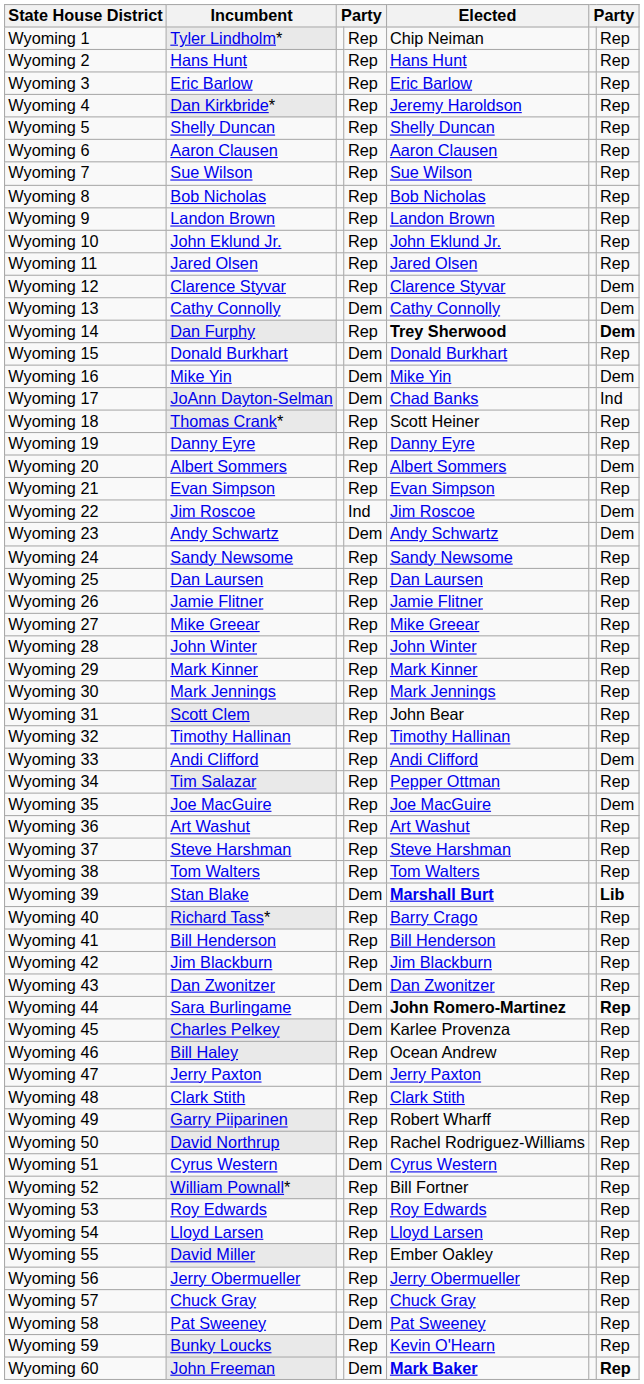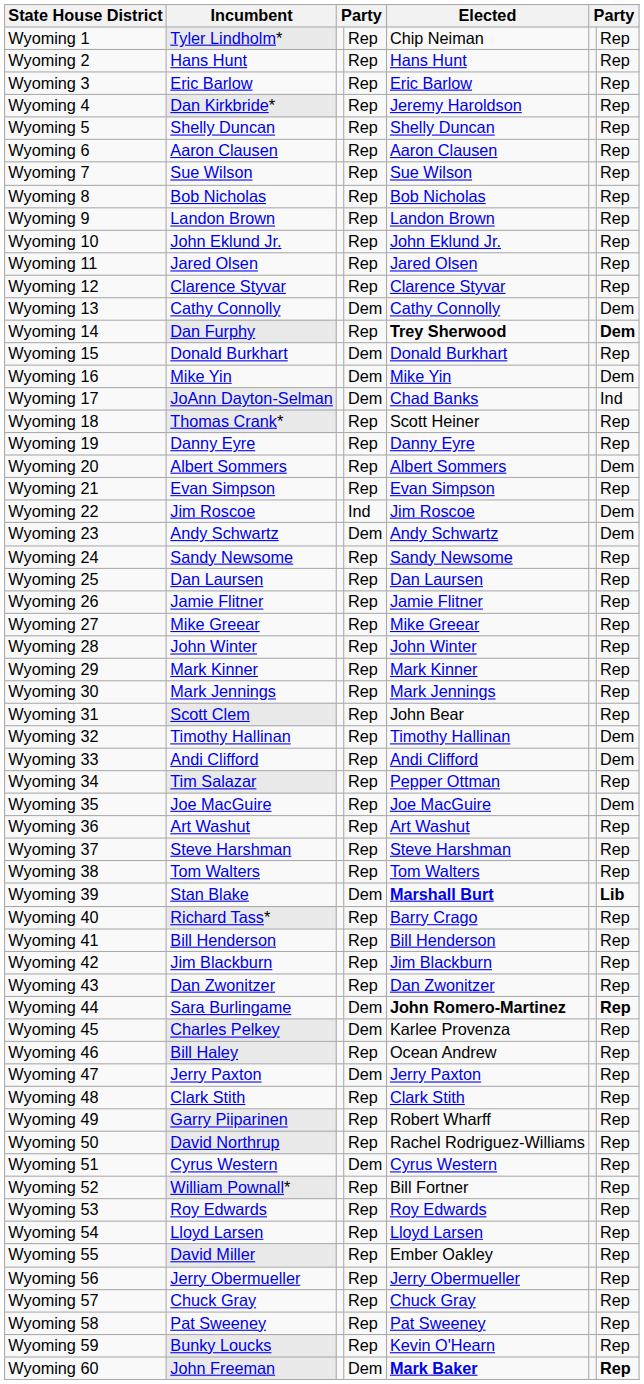(617, 286) Dem -> (615, 286) Rep
(615, 737) Rep -> (617, 737) Dem
(365, 985) Dem -> (363, 985) Rep
(365, 1323) Dem -> (363, 1323) Rep
